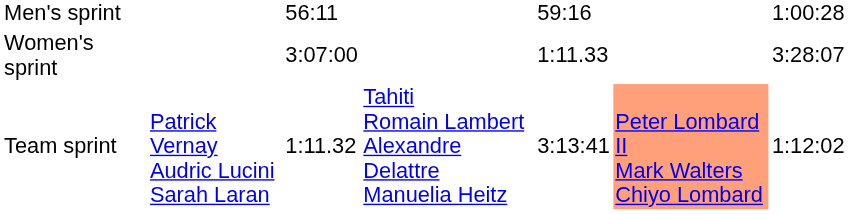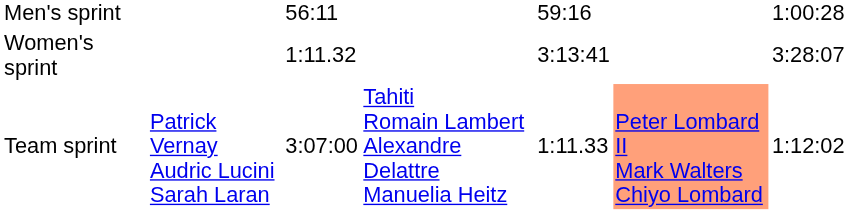(322, 55) 3:07:00 -> (321, 55) 1:11.32
(573, 55) 1:11.33 -> (574, 55) 3:13:41
(321, 146) 1:11.32 -> (322, 146) 3:07:00
(574, 146) 3:13:41 -> (573, 146) 1:11.33
